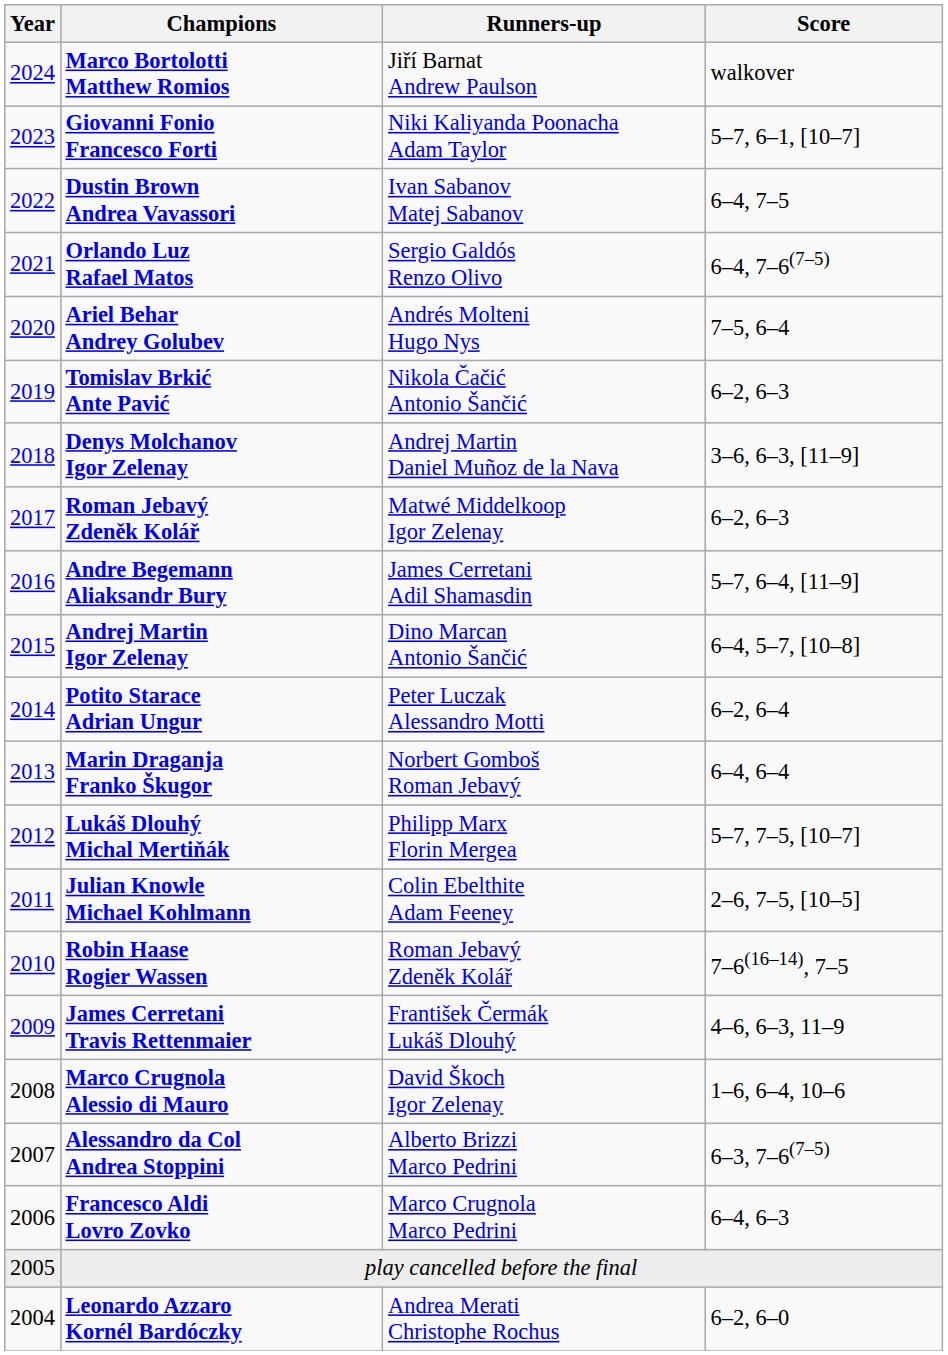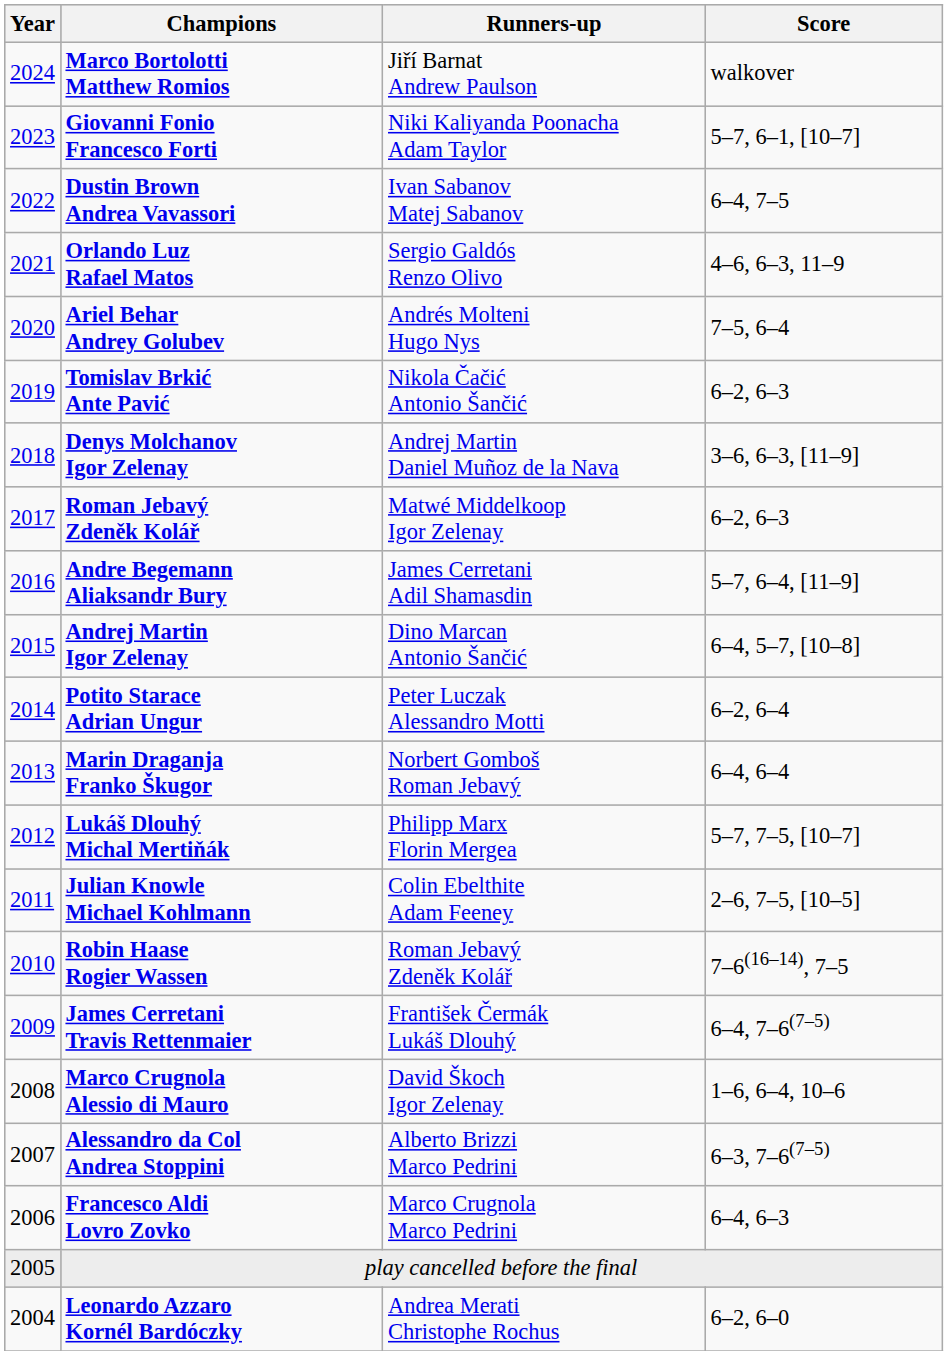(770, 264) 6–4, 7–6(7–5) -> (777, 264) 4–6, 6–3, 11–9
(777, 1027) 4–6, 6–3, 11–9 -> (770, 1027) 6–4, 7–6(7–5)
